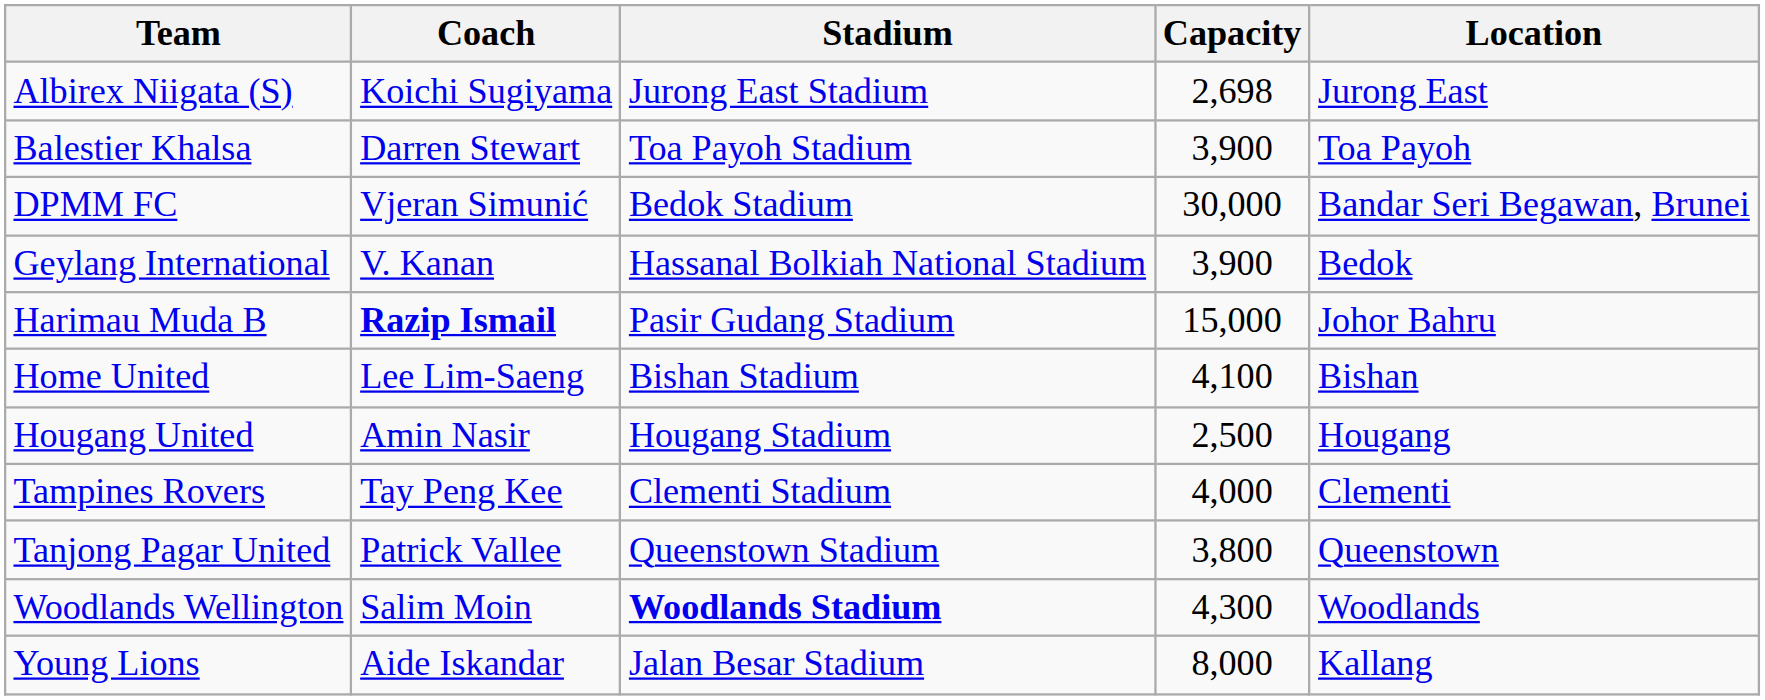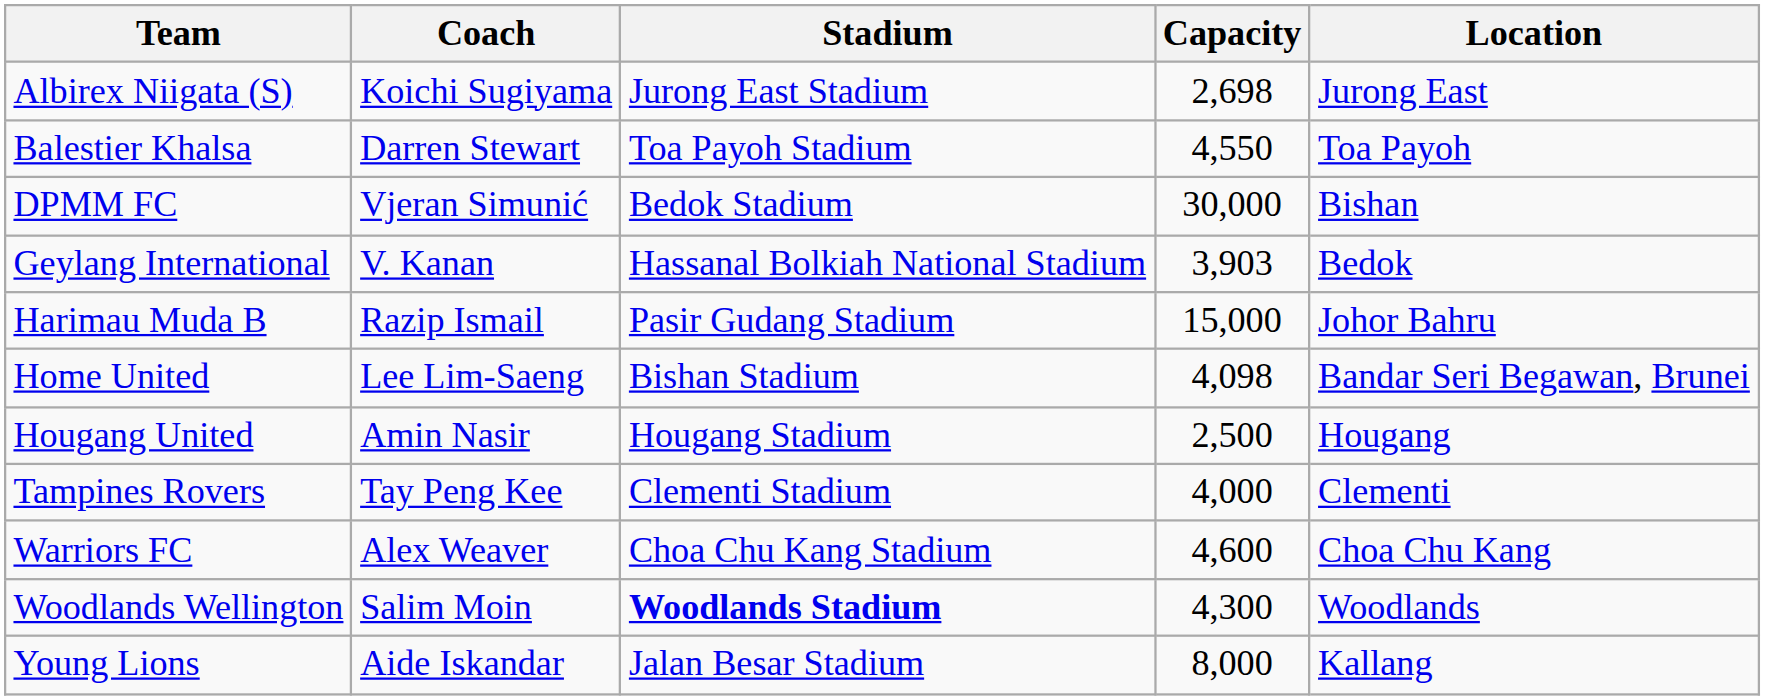(1232, 147) 3,900 -> (1232, 147) 4,550
(1534, 205) Bandar Seri Begawan, Brunei -> (1368, 205) Bishan
(1232, 262) 3,900 -> (1232, 262) 3,903
(458, 319) bold -> (452, 319) normal
(1232, 377) 4,100 -> (1232, 377) 4,098
(1368, 377) Bishan -> (1534, 377) Bandar Seri Begawan, Brunei
- row: (172, 549)
+ row: (103, 549)
